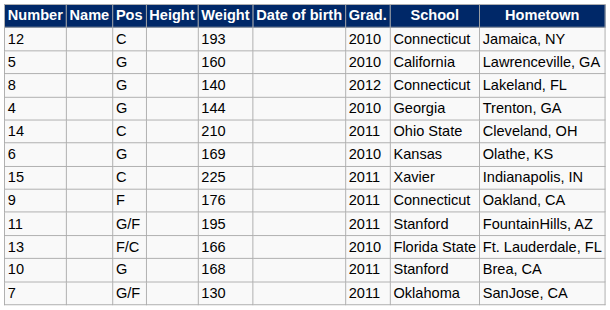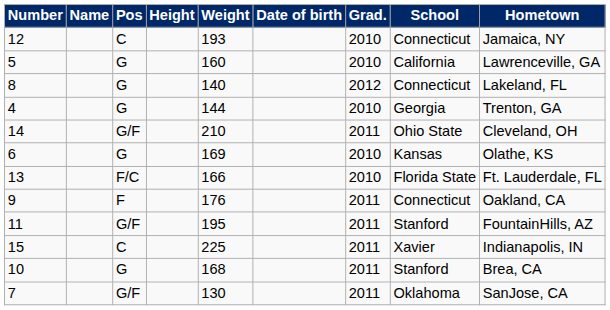(121, 131) C -> (128, 131) G/F
rows swapped: (16, 246) <-> (16, 177)
